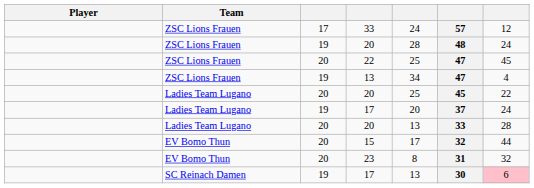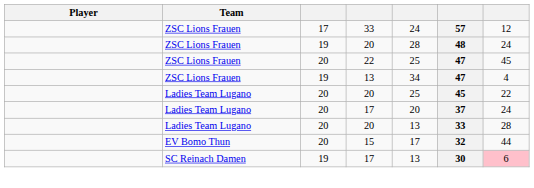(323, 110) 19 -> (323, 110) 20
- row: (198, 158)
